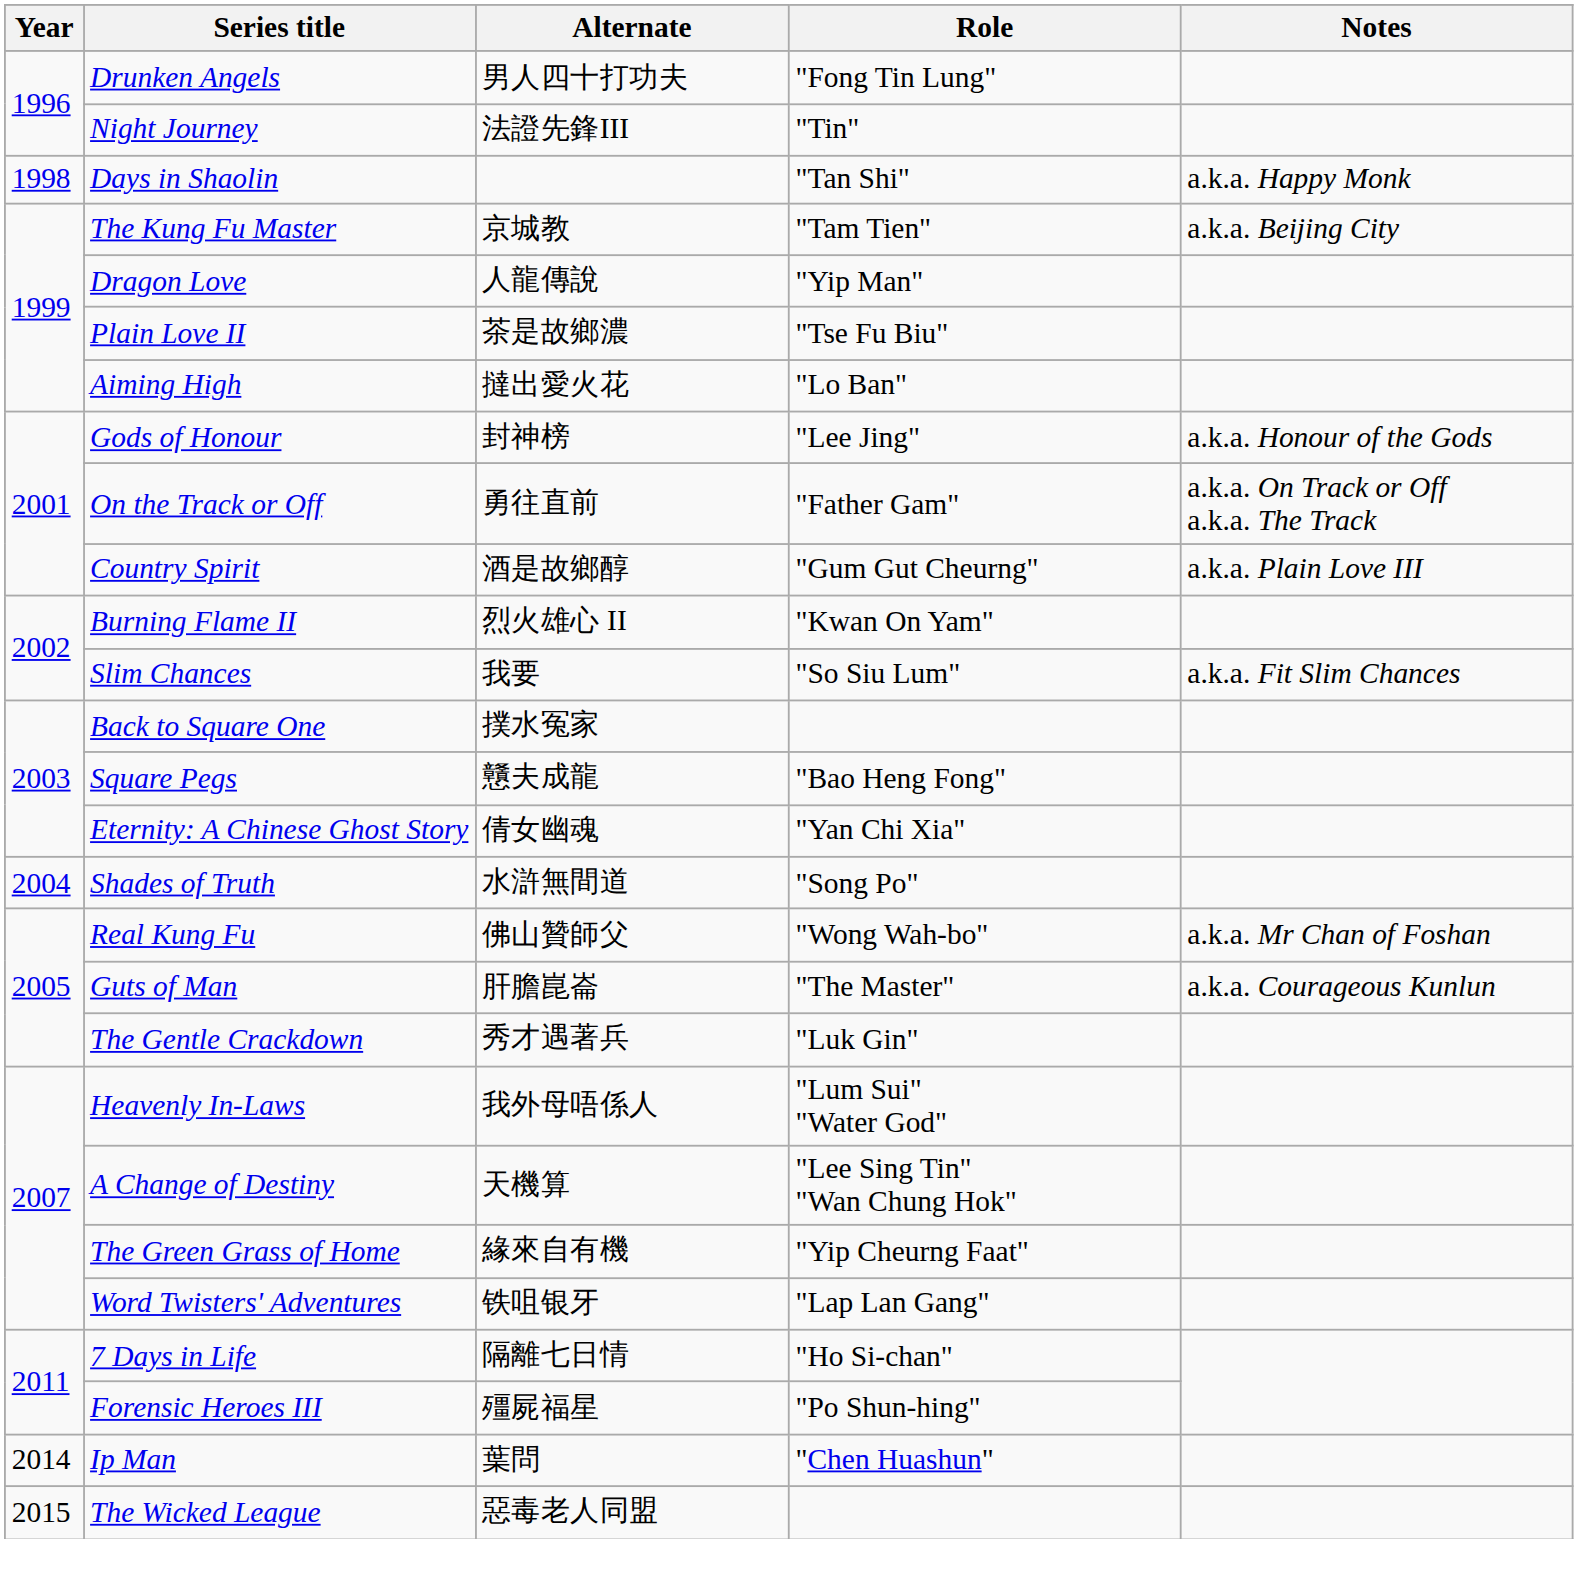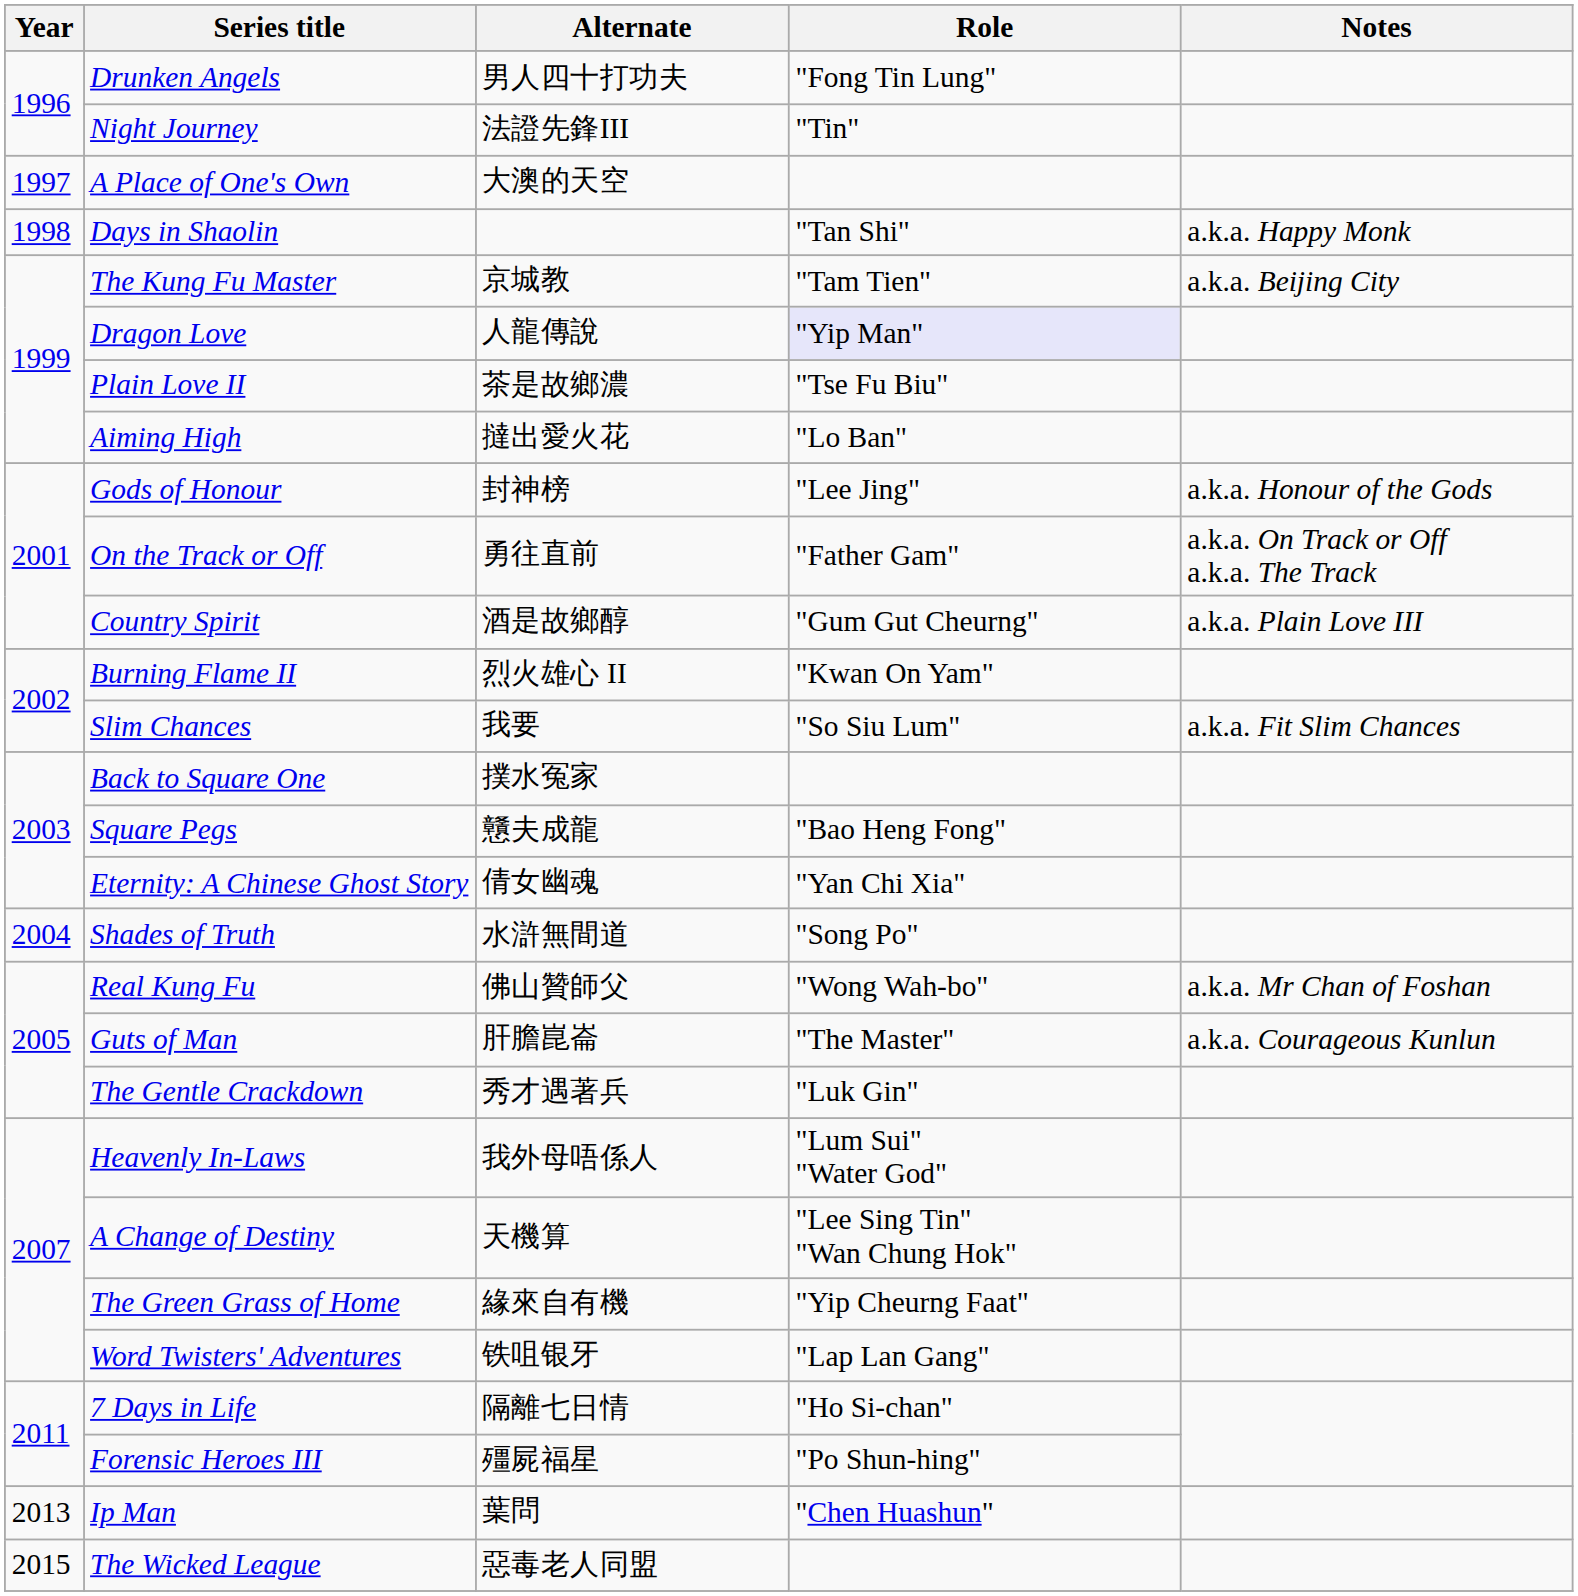+ row: (220, 181)
(859, 280) no background -> (859, 332) lavender background
(41, 1459) 2014 -> (41, 1512) 2013
